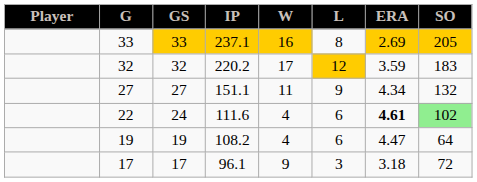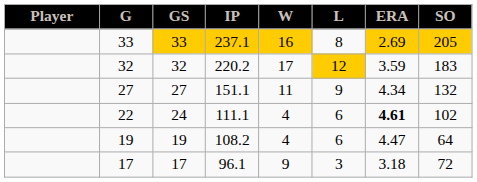(232, 115) 111.6 -> (232, 115) 111.1
(445, 115) lightgreen background -> (445, 115) no background
